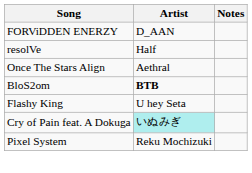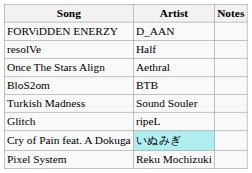(147, 85) bold -> (147, 85) normal
- row: (35, 103)
+ row: (46, 103)
+ row: (21, 121)
